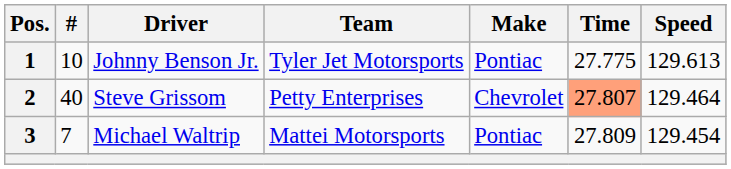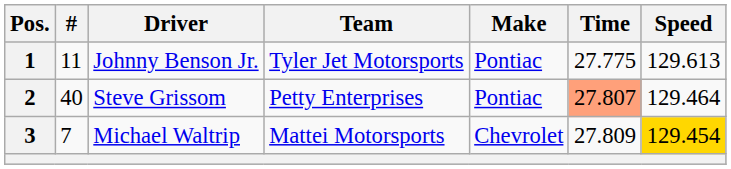(71, 60) 10 -> (71, 60) 11
(519, 98) Chevrolet -> (508, 98) Pontiac
(508, 135) Pontiac -> (519, 135) Chevrolet
(683, 135) no background -> (683, 135) gold background
